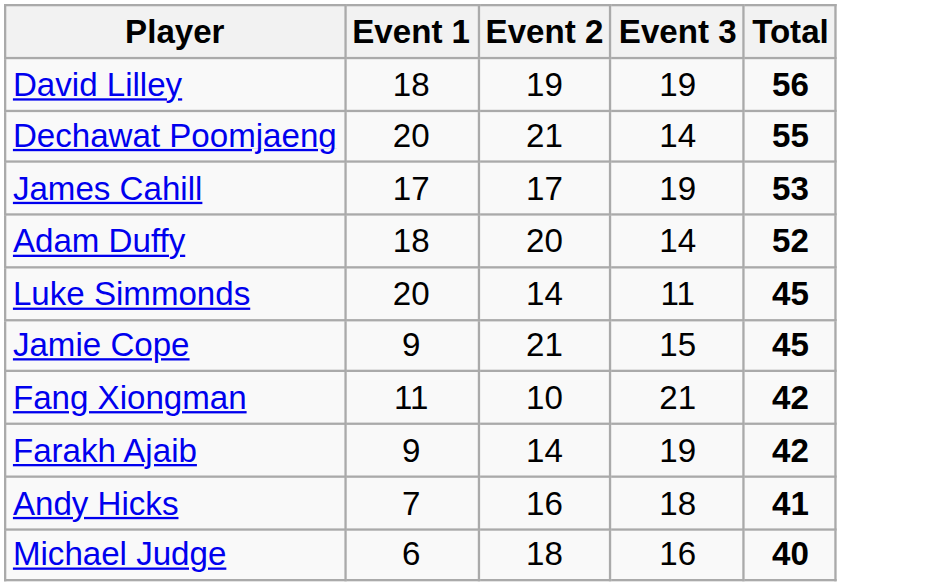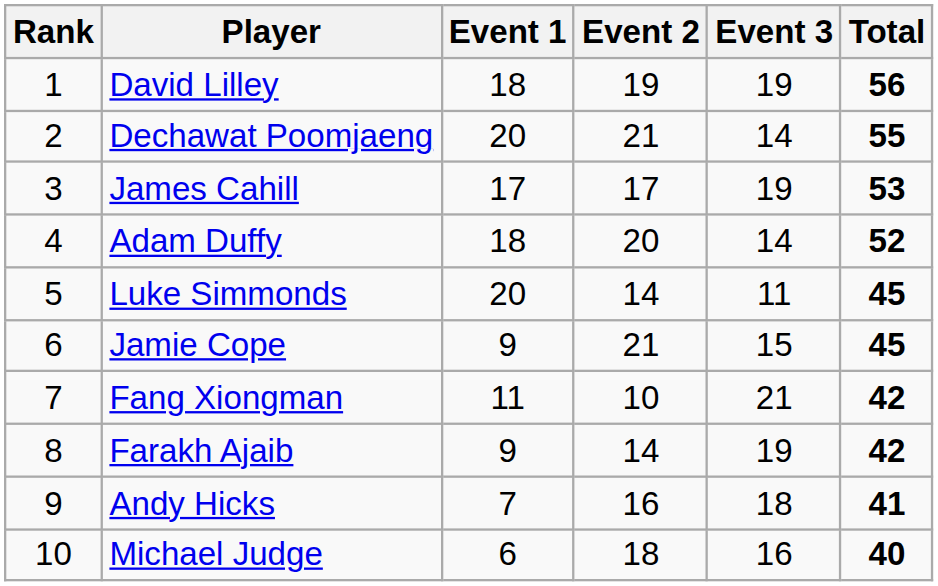+ column: (53, 32)
